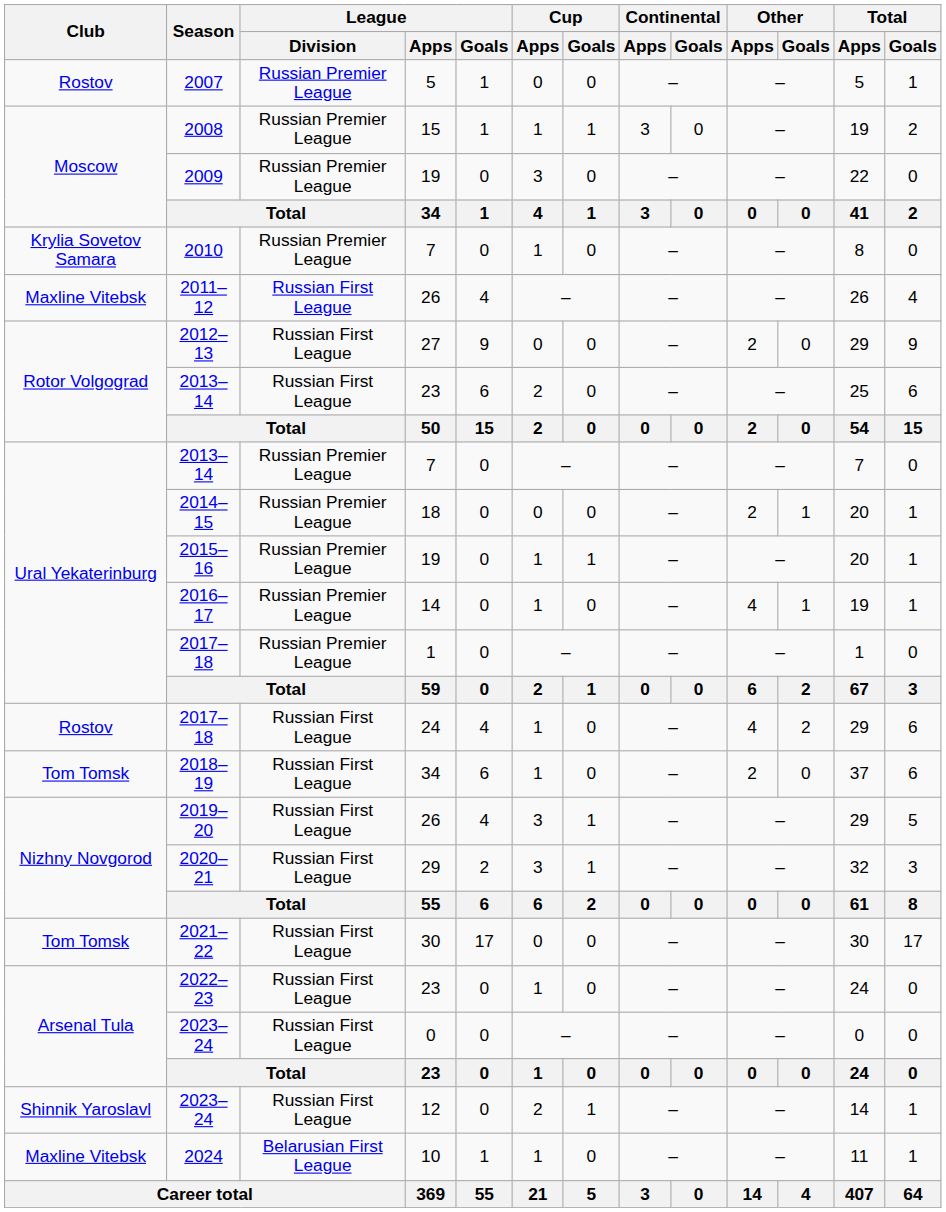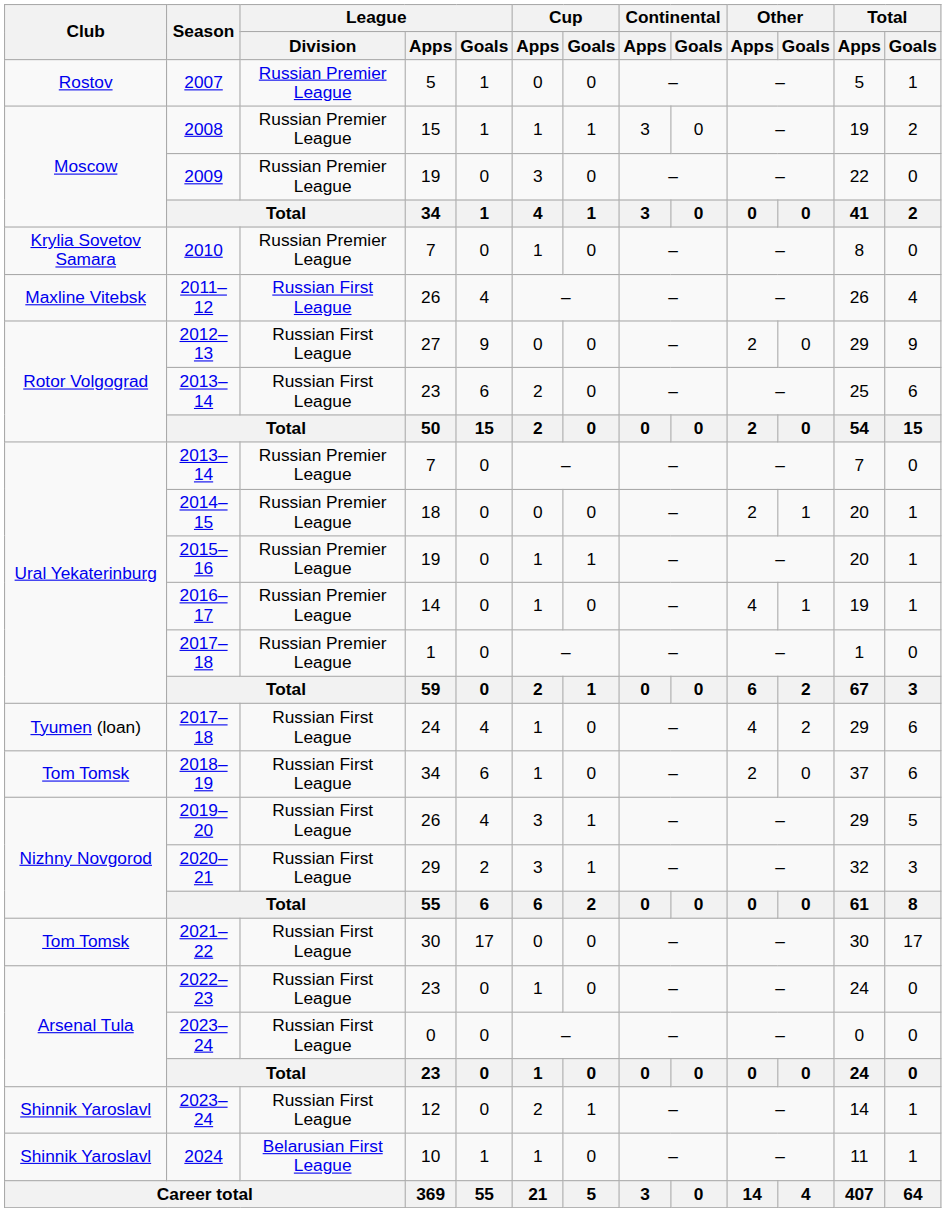(86, 727) Rostov -> (86, 727) Tyumen (loan)
(86, 1156) Maxline Vitebsk -> (86, 1156) Shinnik Yaroslavl
